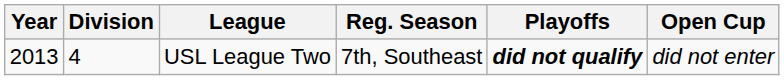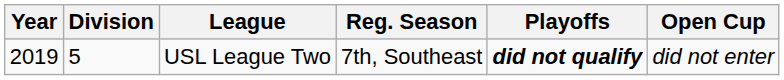(34, 56) 2013 -> (34, 56) 2019
(75, 56) 4 -> (75, 56) 5
